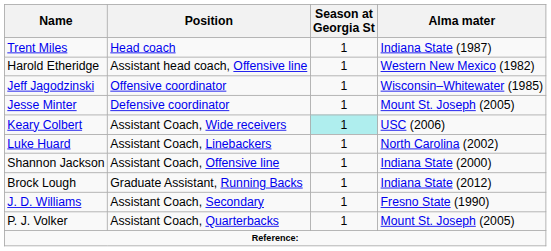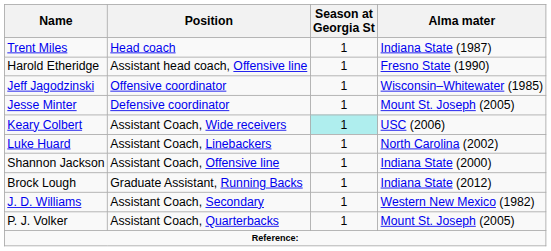(458, 67) Western New Mexico (1982) -> (435, 67) Fresno State (1990)
(435, 202) Fresno State (1990) -> (458, 202) Western New Mexico (1982)
